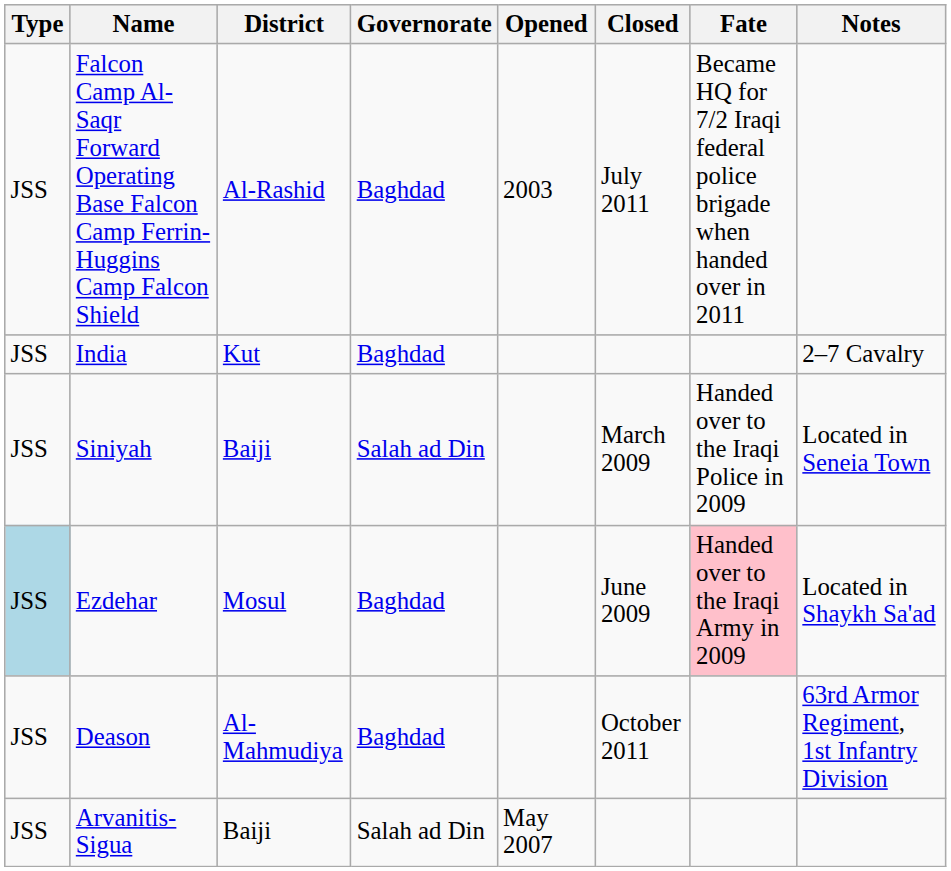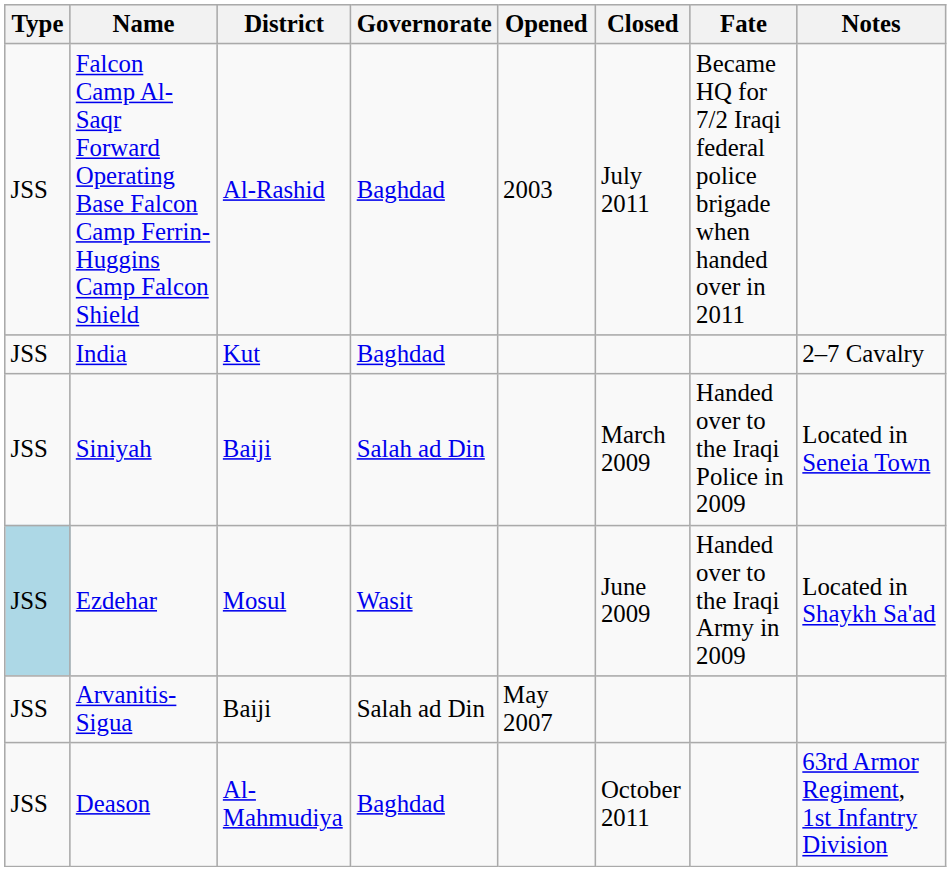(401, 599) Baghdad -> (385, 599) Wasit
(738, 599) pink background -> (738, 599) no background
rows swapped: (113, 736) <-> (126, 832)
